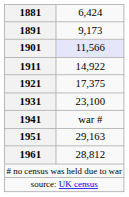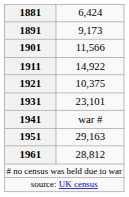(90, 48) lavender background -> (90, 48) no background
(90, 84) 17,375 -> (90, 84) 10,375
(90, 101) 23,100 -> (90, 101) 23,101
